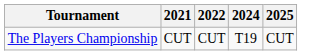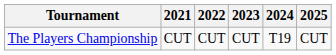+ column: (246, 16)
